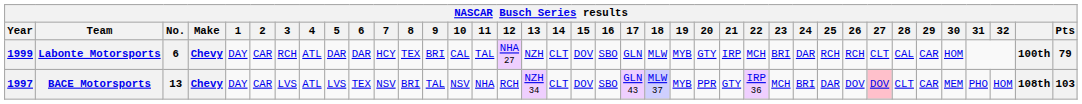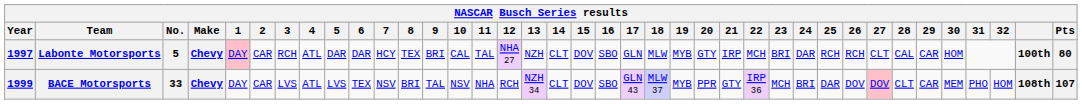(20, 54) 1999 -> (20, 54) 1997
(176, 54) 6 -> (176, 54) 5
(238, 54) no background -> (238, 54) pink background
(1065, 54) 79 -> (1065, 54) 80
(20, 84) 1997 -> (20, 84) 1999
(176, 84) 13 -> (176, 84) 33
(1065, 84) 103 -> (1065, 84) 107
